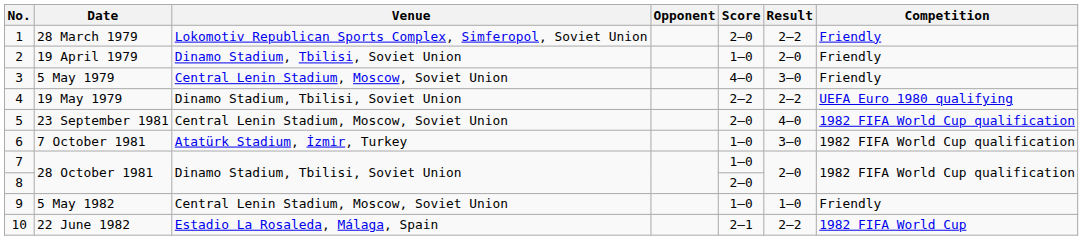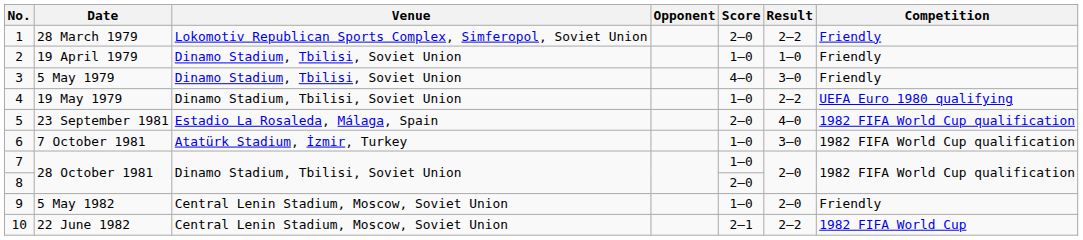(790, 57) 2–0 -> (790, 57) 1–0
(341, 78) Central Lenin Stadium, Moscow, Soviet Union -> (318, 78) Dinamo Stadium, Tbilisi, Soviet Union
(741, 99) 2–2 -> (741, 99) 1–0
(341, 120) Central Lenin Stadium, Moscow, Soviet Union -> (307, 120) Estadio La Rosaleda, Málaga, Spain
(790, 204) 1–0 -> (790, 204) 2–0
(307, 225) Estadio La Rosaleda, Málaga, Spain -> (341, 225) Central Lenin Stadium, Moscow, Soviet Union
